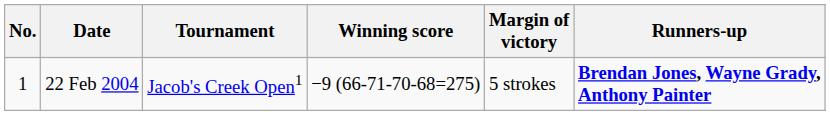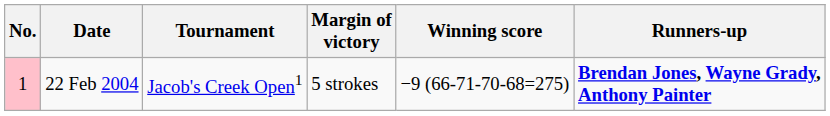columns swapped: (396, 31) <-> (529, 31)
(23, 84) no background -> (23, 84) pink background
